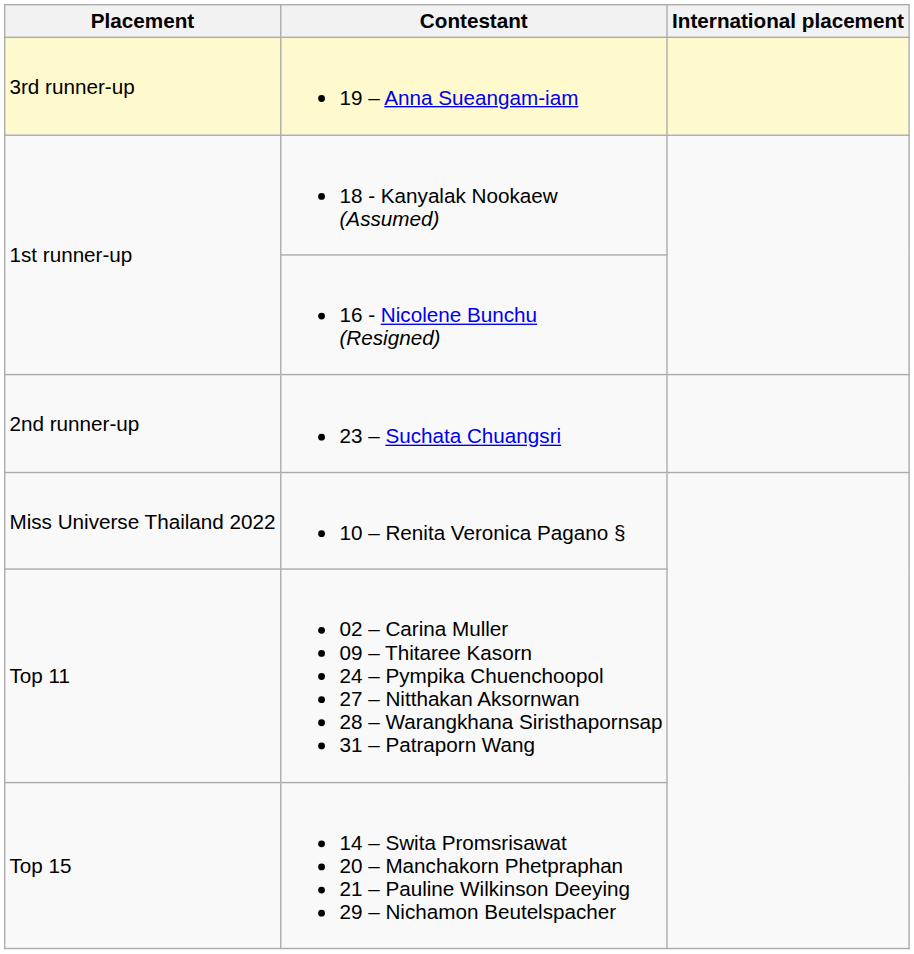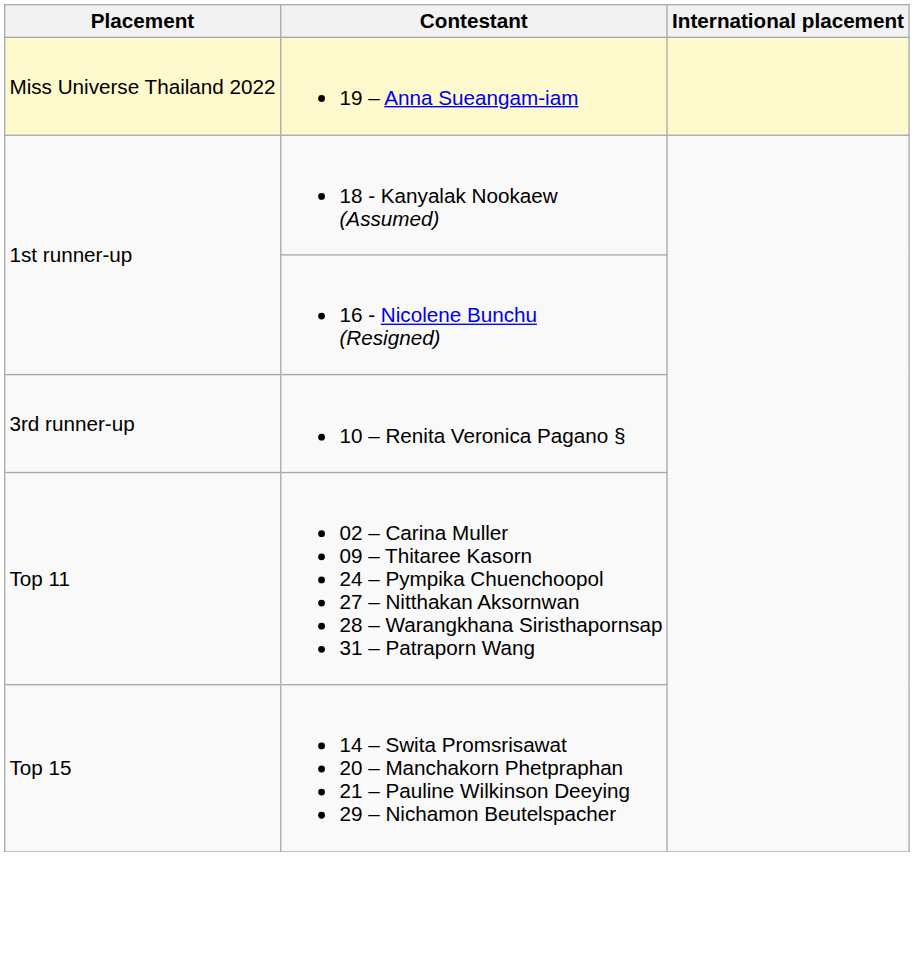(72, 86) 3rd runner-up -> (142, 86) Miss Universe Thailand 2022
- row: (474, 435)
(142, 521) Miss Universe Thailand 2022 -> (72, 424) 3rd runner-up
